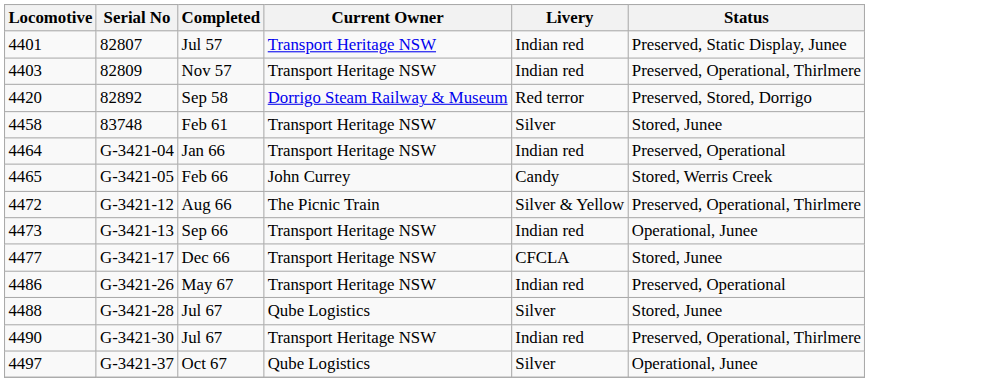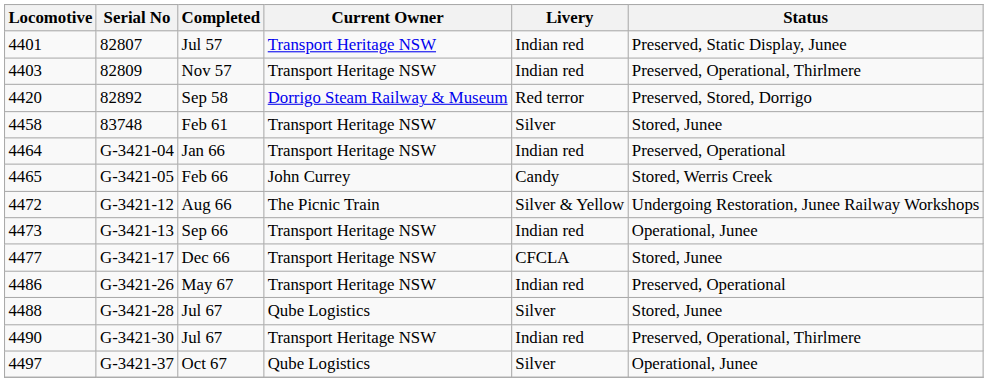(746, 204) Preserved, Operational, Thirlmere -> (806, 204) Undergoing Restoration, Junee Railway Workshops
